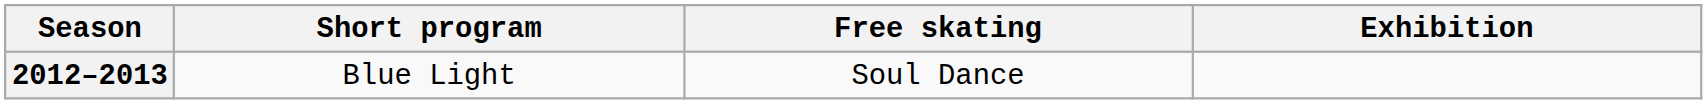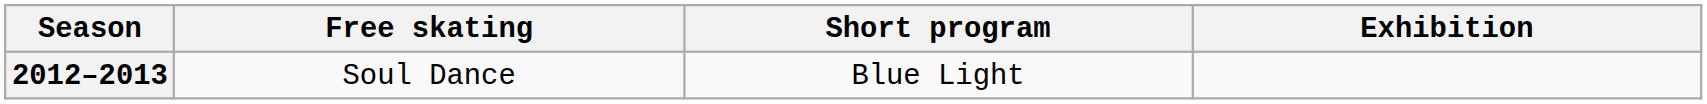columns swapped: (429, 29) <-> (938, 29)
